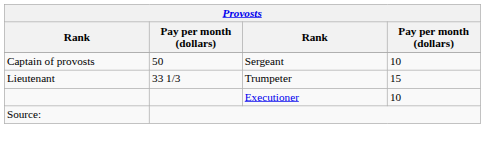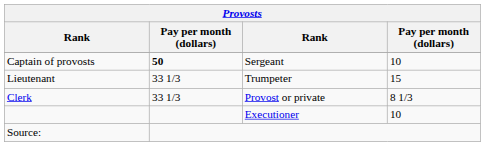(158, 61) normal -> (158, 61) bold
+ row: (19, 97)
